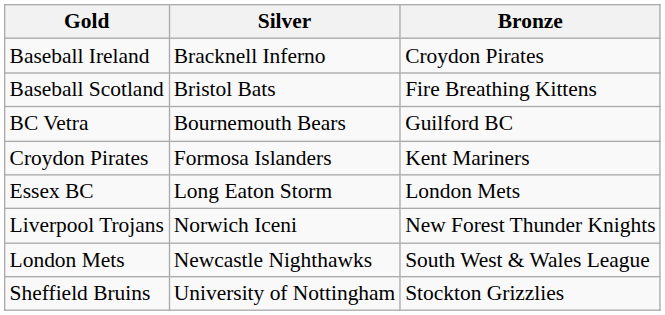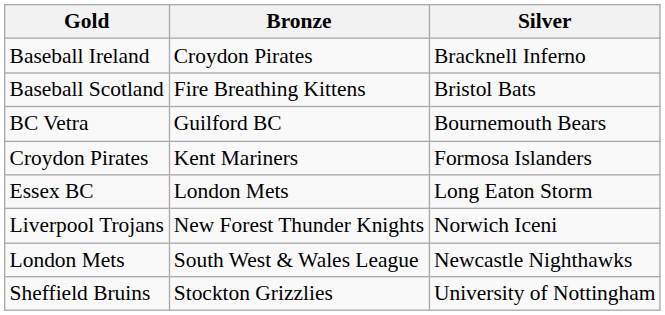columns swapped: (285, 21) <-> (530, 21)
